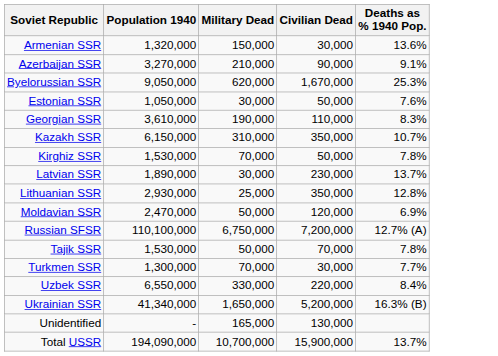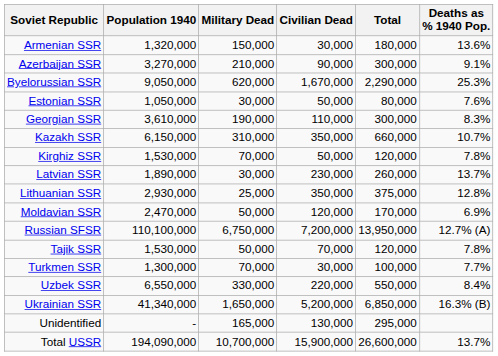+ column: (388, 20)
